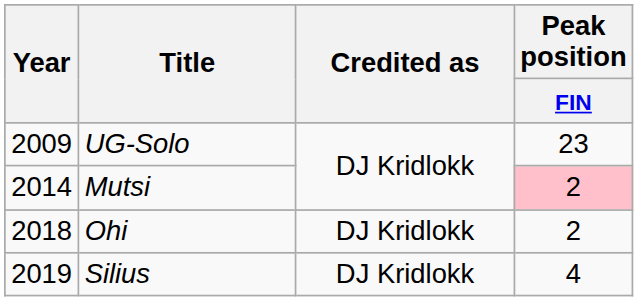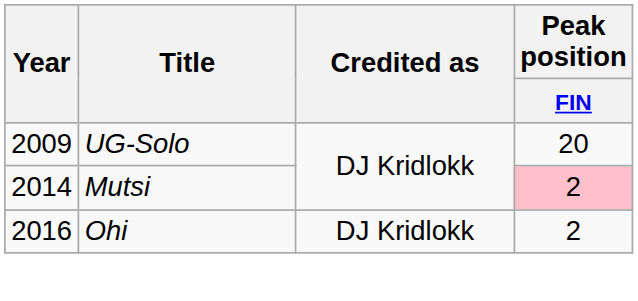(573, 143) 23 -> (573, 143) 20
(42, 230) 2018 -> (42, 230) 2016
- row: (117, 273)
